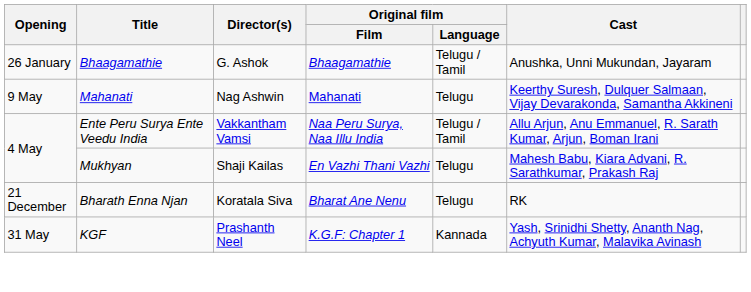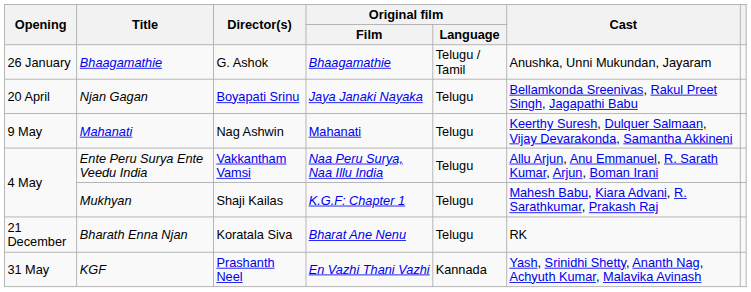+ row: (114, 97)
(458, 131) Telugu / Tamil -> (454, 166) Telugu
(369, 166) En Vazhi Thani Vazhi -> (357, 200) K.G.F: Chapter 1
(357, 235) K.G.F: Chapter 1 -> (369, 269) En Vazhi Thani Vazhi
